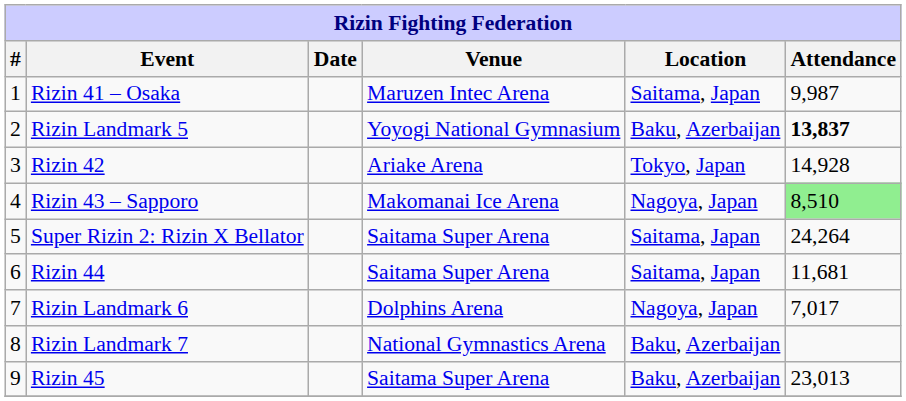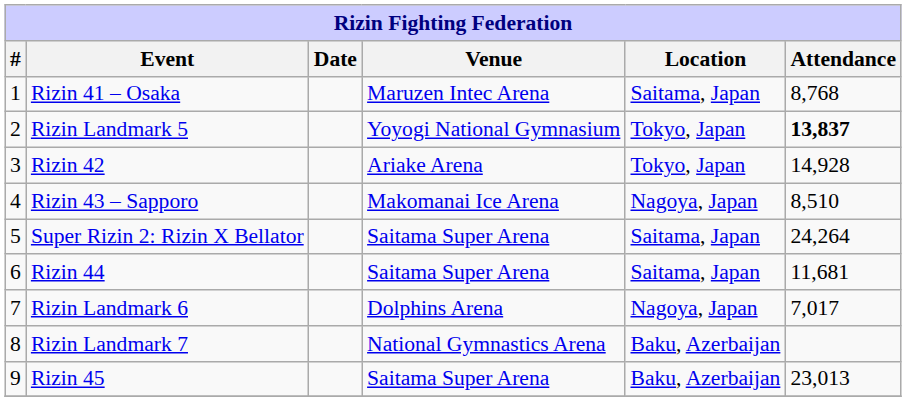(815, 93) 9,987 -> (815, 93) 8,768
(705, 129) Baku, Azerbaijan -> (688, 129) Tokyo, Japan
(815, 200) lightgreen background -> (815, 200) no background
